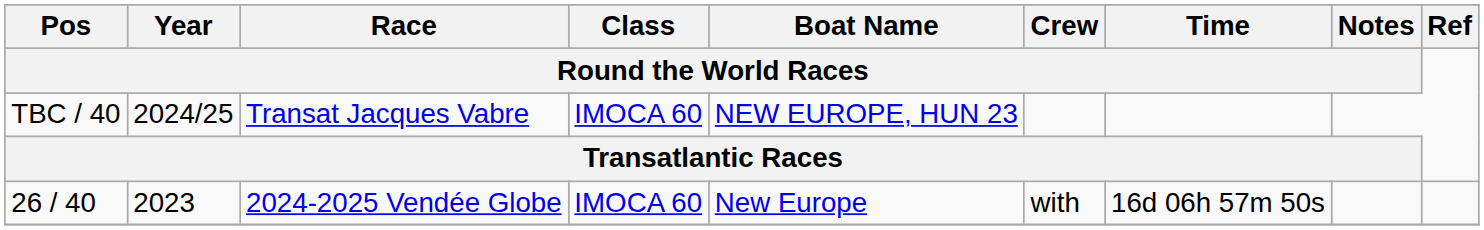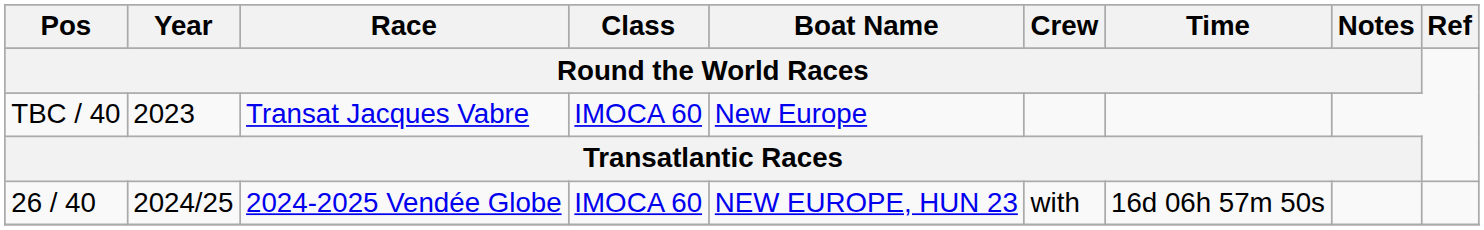(183, 114) 2024/25 -> (164, 114) 2023
(866, 114) NEW EUROPE, HUN 23 -> (791, 114) New Europe
(164, 202) 2023 -> (183, 202) 2024/25
(791, 202) New Europe -> (866, 202) NEW EUROPE, HUN 23
